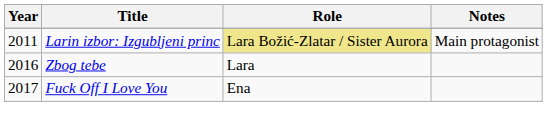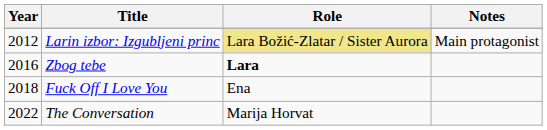(23, 40) 2011 -> (23, 40) 2012
(241, 64) normal -> (243, 64) bold
(23, 88) 2017 -> (23, 88) 2018
+ row: (100, 112)
